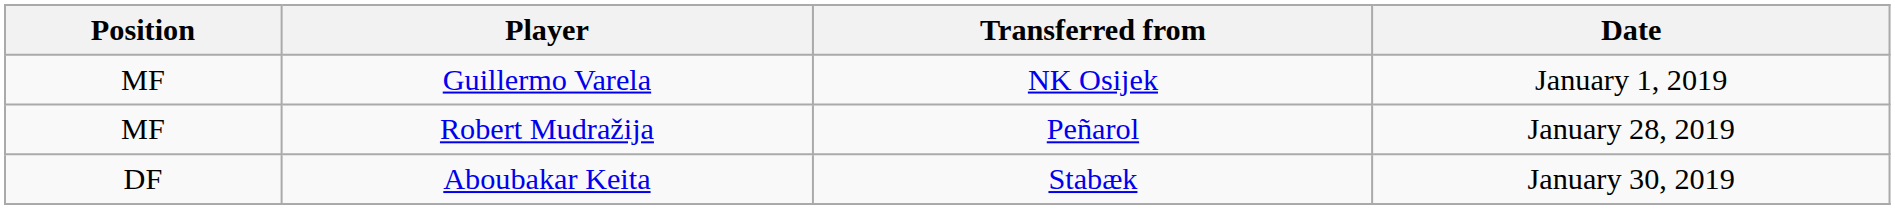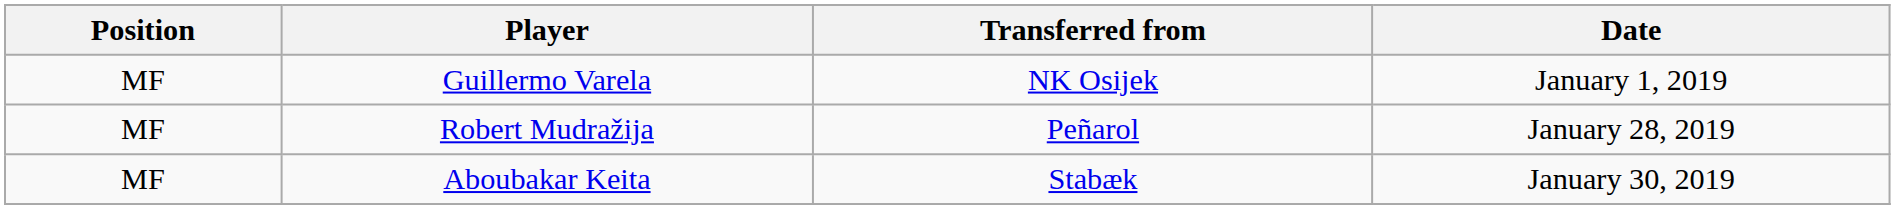(143, 179) DF -> (143, 179) MF
